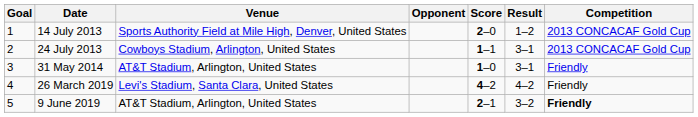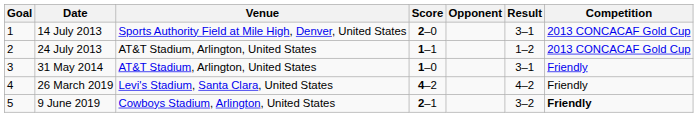columns swapped: (438, 13) <-> (486, 13)
(525, 31) 1–2 -> (525, 31) 3–1
(227, 49) Cowboys Stadium, Arlington, United States -> (217, 49) AT&T Stadium, Arlington, United States
(525, 49) 3–1 -> (525, 49) 1–2
(217, 103) AT&T Stadium, Arlington, United States -> (227, 103) Cowboys Stadium, Arlington, United States
